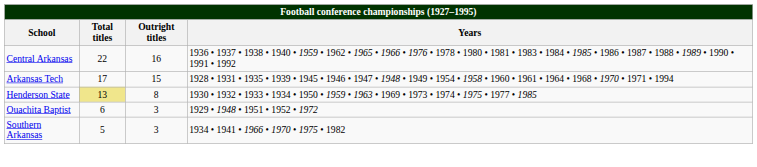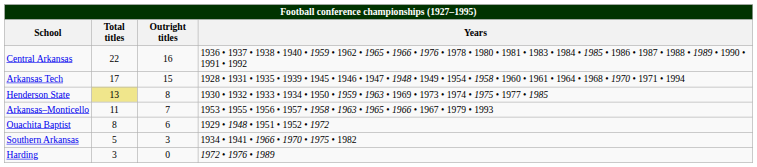+ row: (48, 109)
(102, 109) 6 -> (114, 125) 8
(156, 109) 3 -> (168, 125) 6
+ row: (22, 155)
